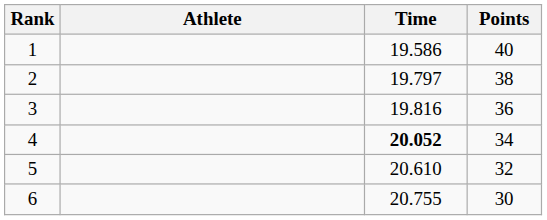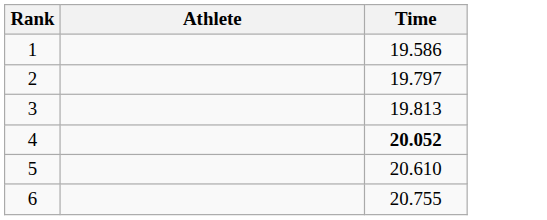- column: (504, 19)
(416, 109) 19.816 -> (416, 109) 19.813
